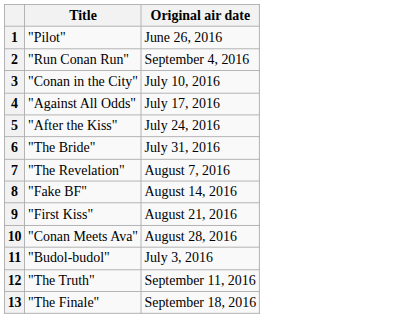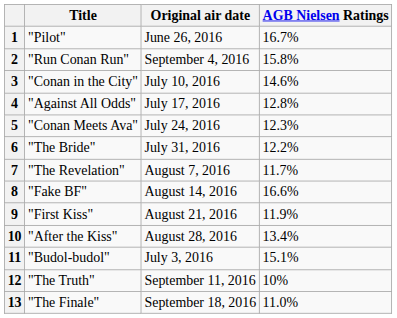+ column: (326, 15)
(73, 125) "After the Kiss" -> (83, 125) "Conan Meets Ava"
(83, 236) "Conan Meets Ava" -> (73, 236) "After the Kiss"
